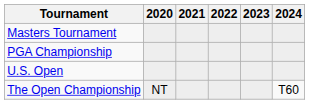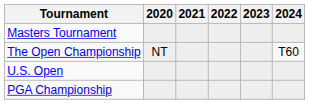rows swapped: (60, 52) <-> (74, 90)
